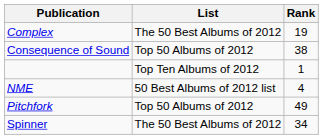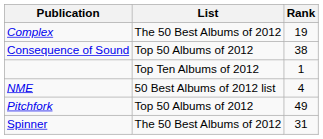(301, 124) 34 -> (301, 124) 31
